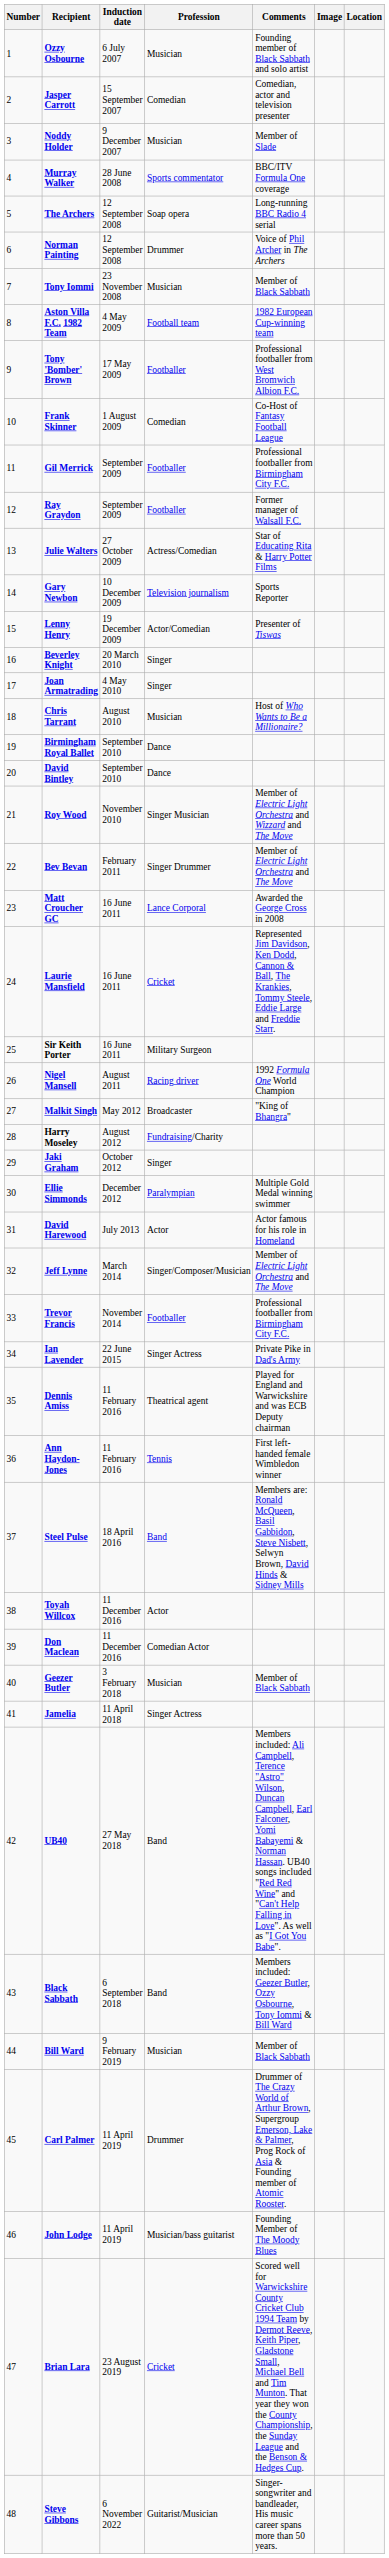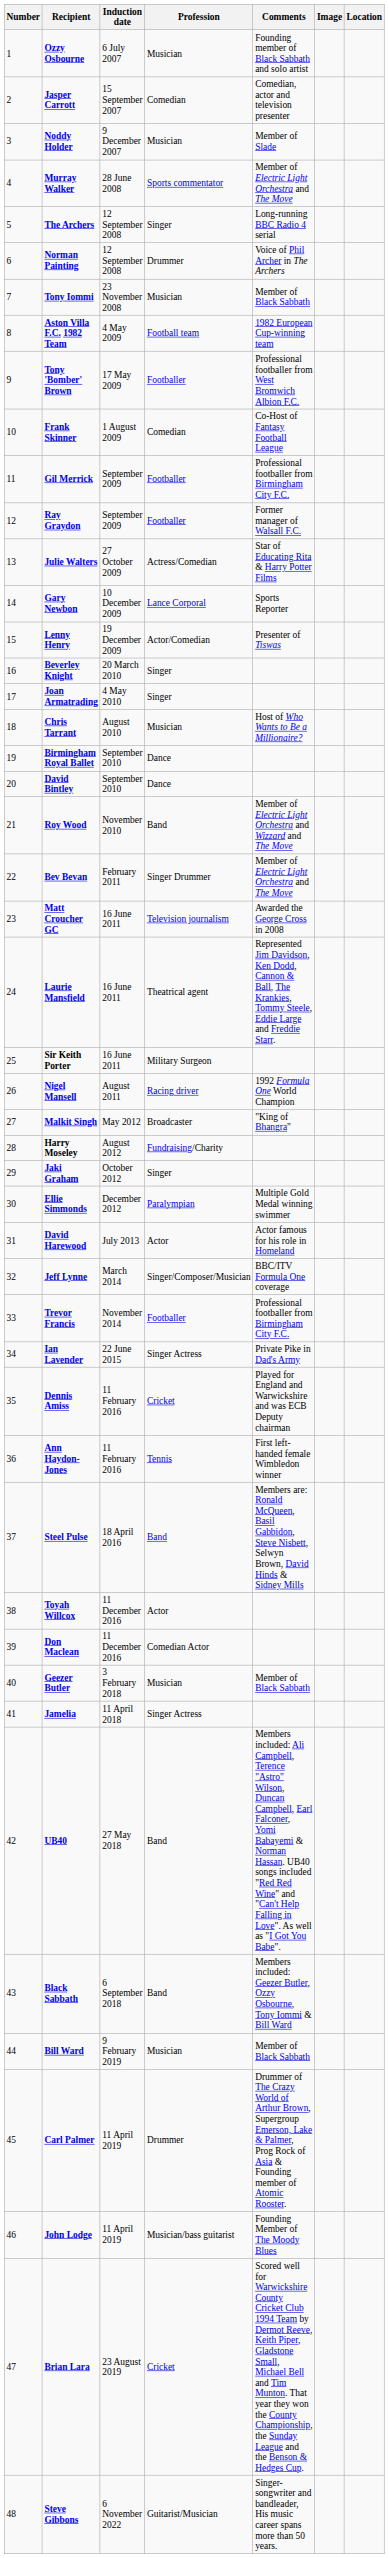(280, 178) BBC/ITV Formula One coverage -> (282, 183) Member of Electric Light Orchestra and The Move
(168, 214) Soap opera -> (159, 224) Singer
(188, 593) Television journalism -> (176, 603) Lance Corporal
(178, 814) Singer Musician -> (157, 825) Band
(176, 908) Lance Corporal -> (188, 919) Television journalism
(161, 981) Cricket -> (177, 992) Theatrical agent
(282, 1271) Member of Electric Light Orchestra and The Move -> (280, 1276) BBC/ITV Formula One coverage
(177, 1401) Theatrical agent -> (161, 1401) Cricket
